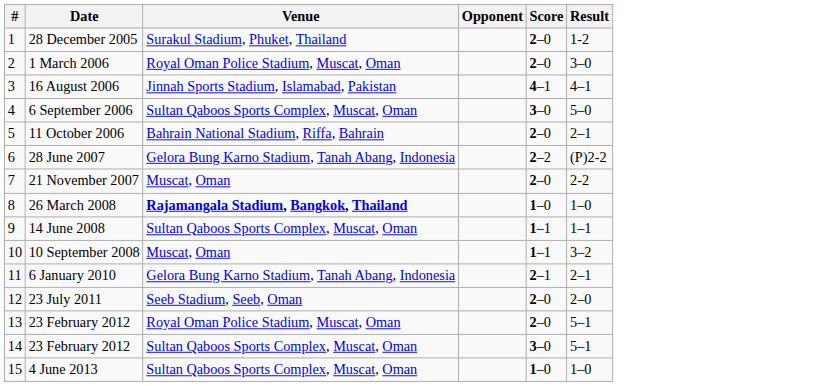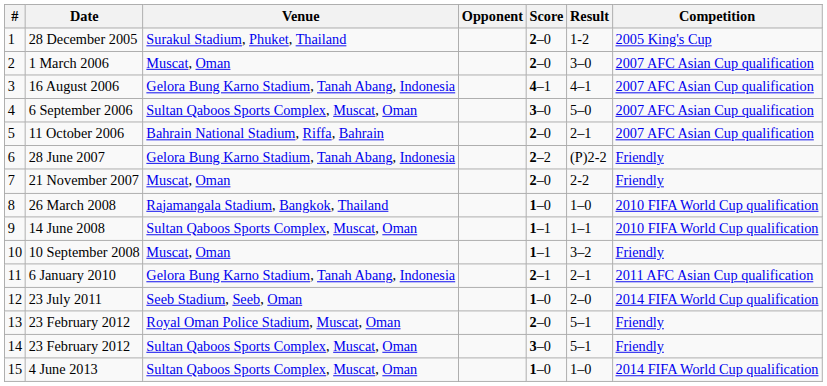+ column: (717, 16)
(273, 63) Royal Oman Police Stadium, Muscat, Oman -> (188, 63) Muscat, Oman
(271, 87) Jinnah Sports Stadium, Islamabad, Pakistan -> (301, 87) Gelora Bung Karno Stadium, Tanah Abang, Indonesia
(277, 204) bold -> (267, 204) normal
(540, 299) 2–0 -> (540, 299) 1–0
